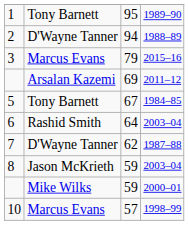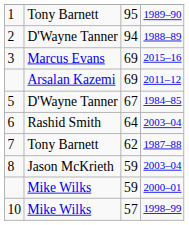(131, 58) 79 -> (131, 58) 69
(63, 101) Tony Barnett -> (73, 101) D'Wayne Tanner
(73, 144) D'Wayne Tanner -> (63, 144) Tony Barnett
(66, 209) Marcus Evans -> (59, 209) Mike Wilks
